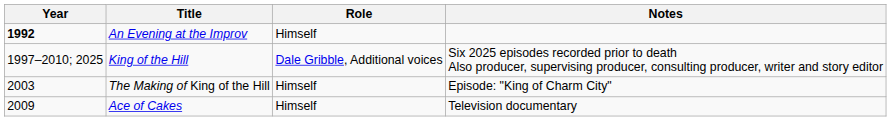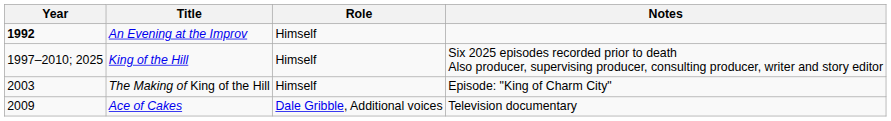(359, 60) Dale Gribble, Additional voices -> (296, 60) Himself
(296, 106) Himself -> (359, 106) Dale Gribble, Additional voices
